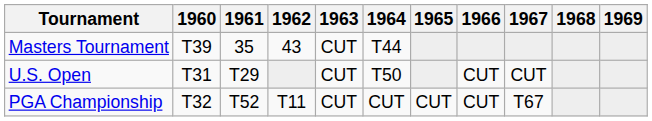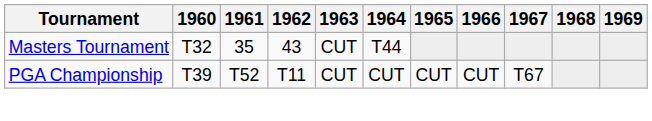(197, 47) T39 -> (197, 47) T32
- row: (50, 75)
(197, 102) T32 -> (197, 75) T39
